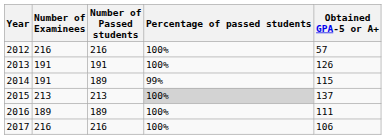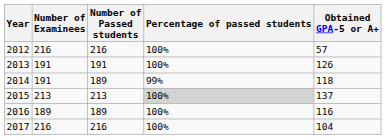(325, 80) 115 -> (325, 80) 118
(325, 111) 111 -> (325, 111) 116
(325, 127) 106 -> (325, 127) 104
